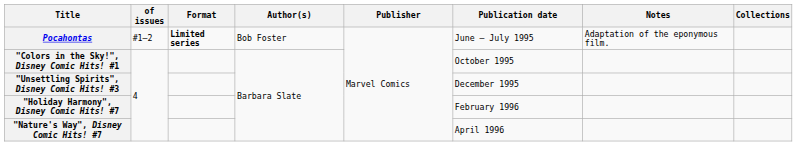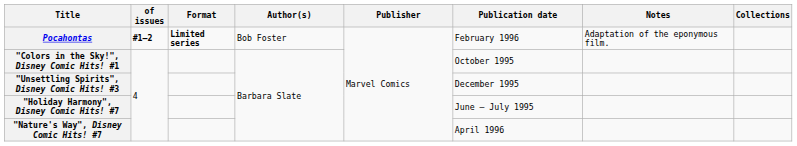(143, 39) normal -> (143, 39) bold
(494, 39) June – July 1995 -> (487, 39) February 1996
(487, 107) February 1996 -> (494, 107) June – July 1995
